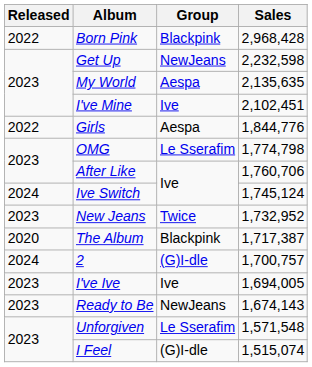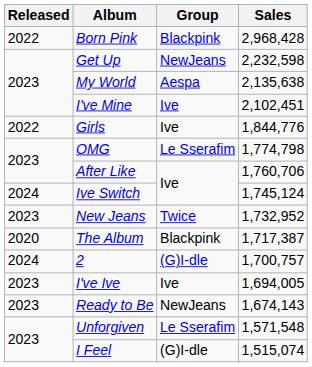(273, 82) 2,135,635 -> (273, 82) 2,135,638
(180, 127) Aespa -> (169, 127) Ive
